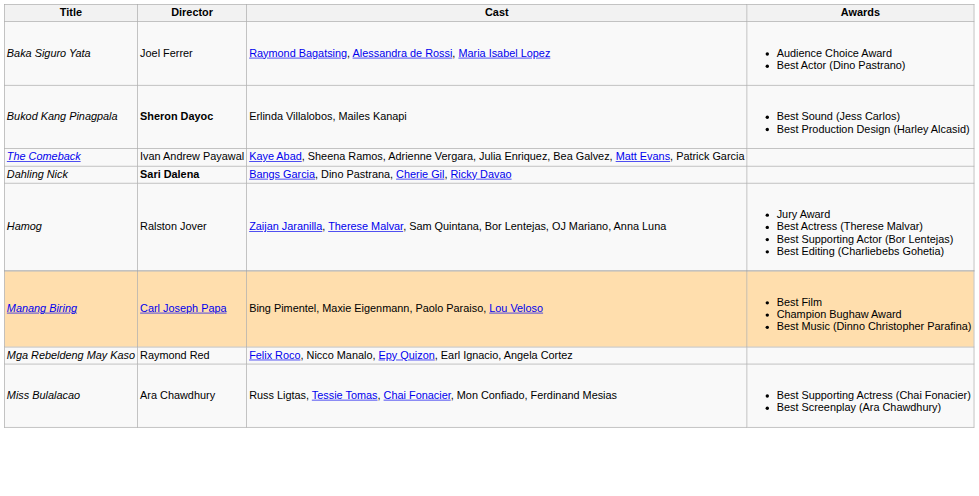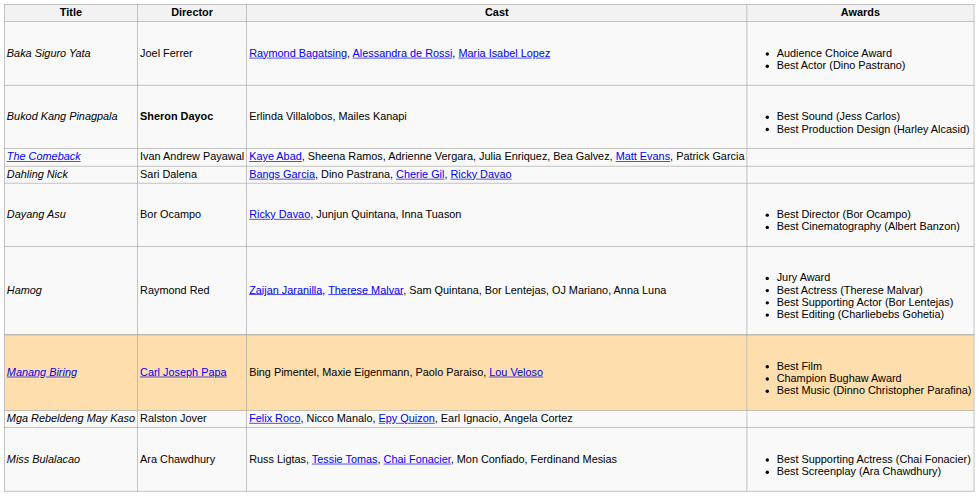(170, 174) bold -> (169, 174) normal
+ row: (36, 215)
(173, 227) Ralston Jover -> (175, 290) Raymond Red
(175, 355) Raymond Red -> (173, 419) Ralston Jover
